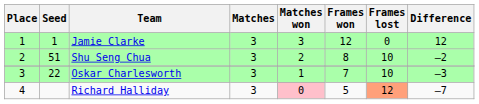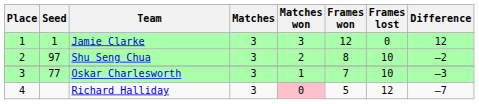(54, 57) 51 -> (54, 57) 97
(54, 74) 22 -> (54, 74) 77
(387, 90) lightsalmon background -> (387, 90) no background
